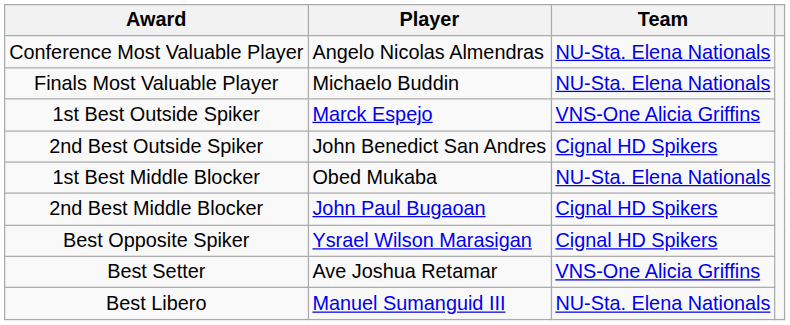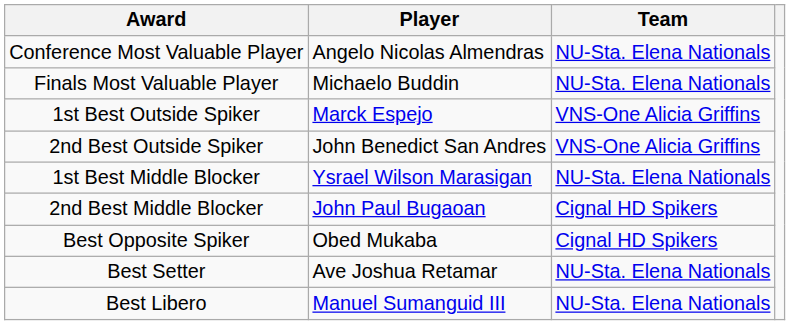(636, 146) Cignal HD Spikers -> (658, 146) VNS-One Alicia Griffins
(375, 177) Obed Mukaba -> (422, 177) Ysrael Wilson Marasigan
(422, 240) Ysrael Wilson Marasigan -> (375, 240) Obed Mukaba
(658, 271) VNS-One Alicia Griffins -> (663, 271) NU-Sta. Elena Nationals
